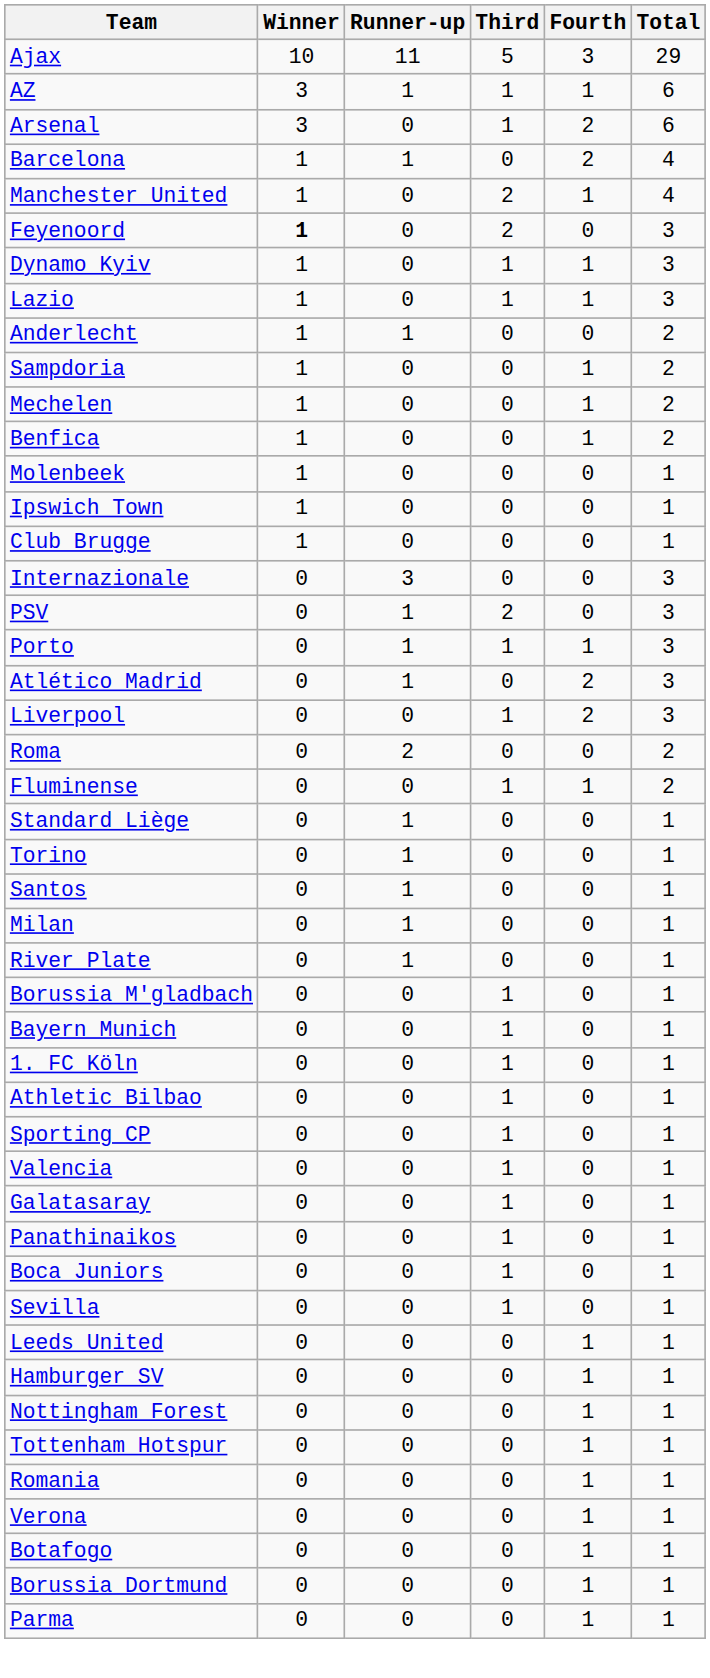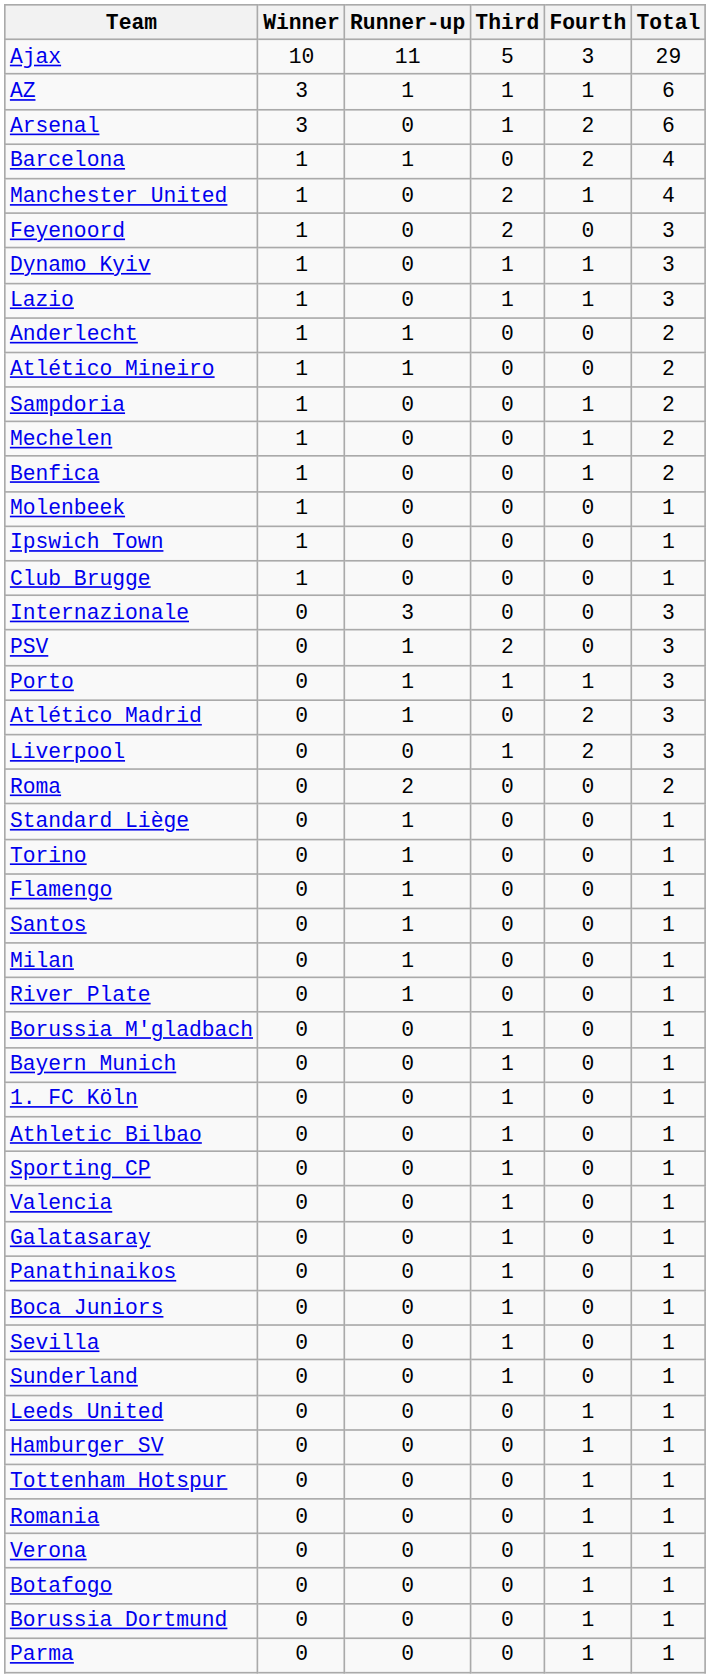(302, 231) bold -> (302, 231) normal
+ row: (112, 370)
- row: (74, 787)
+ row: (61, 891)
+ row: (74, 1377)
- row: (119, 1412)
